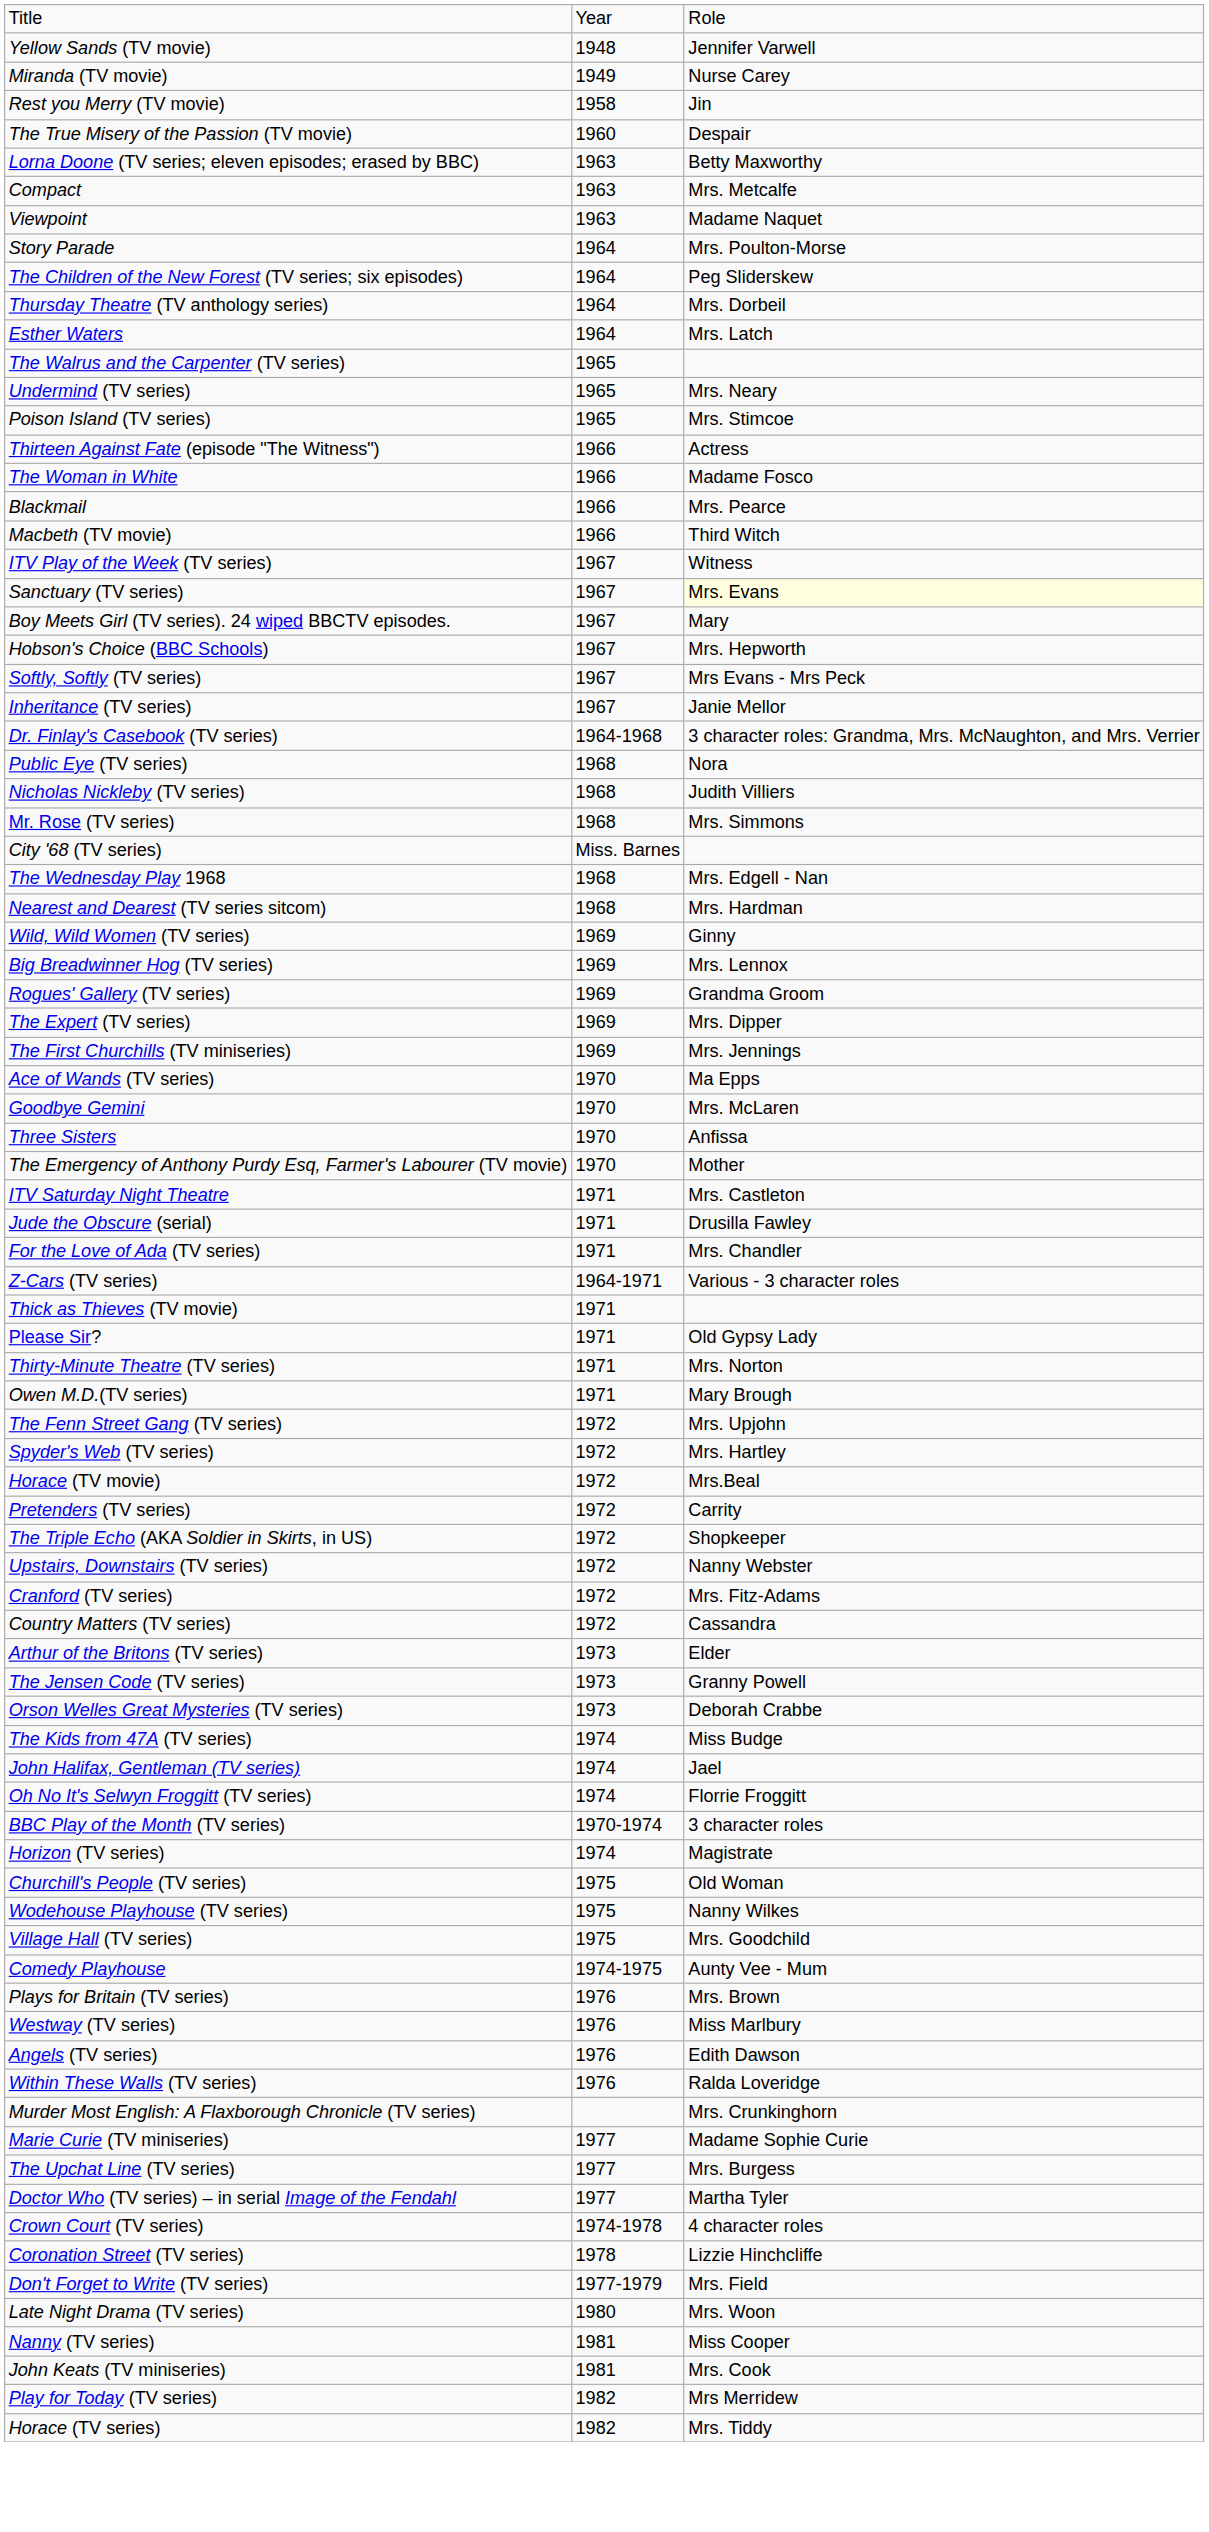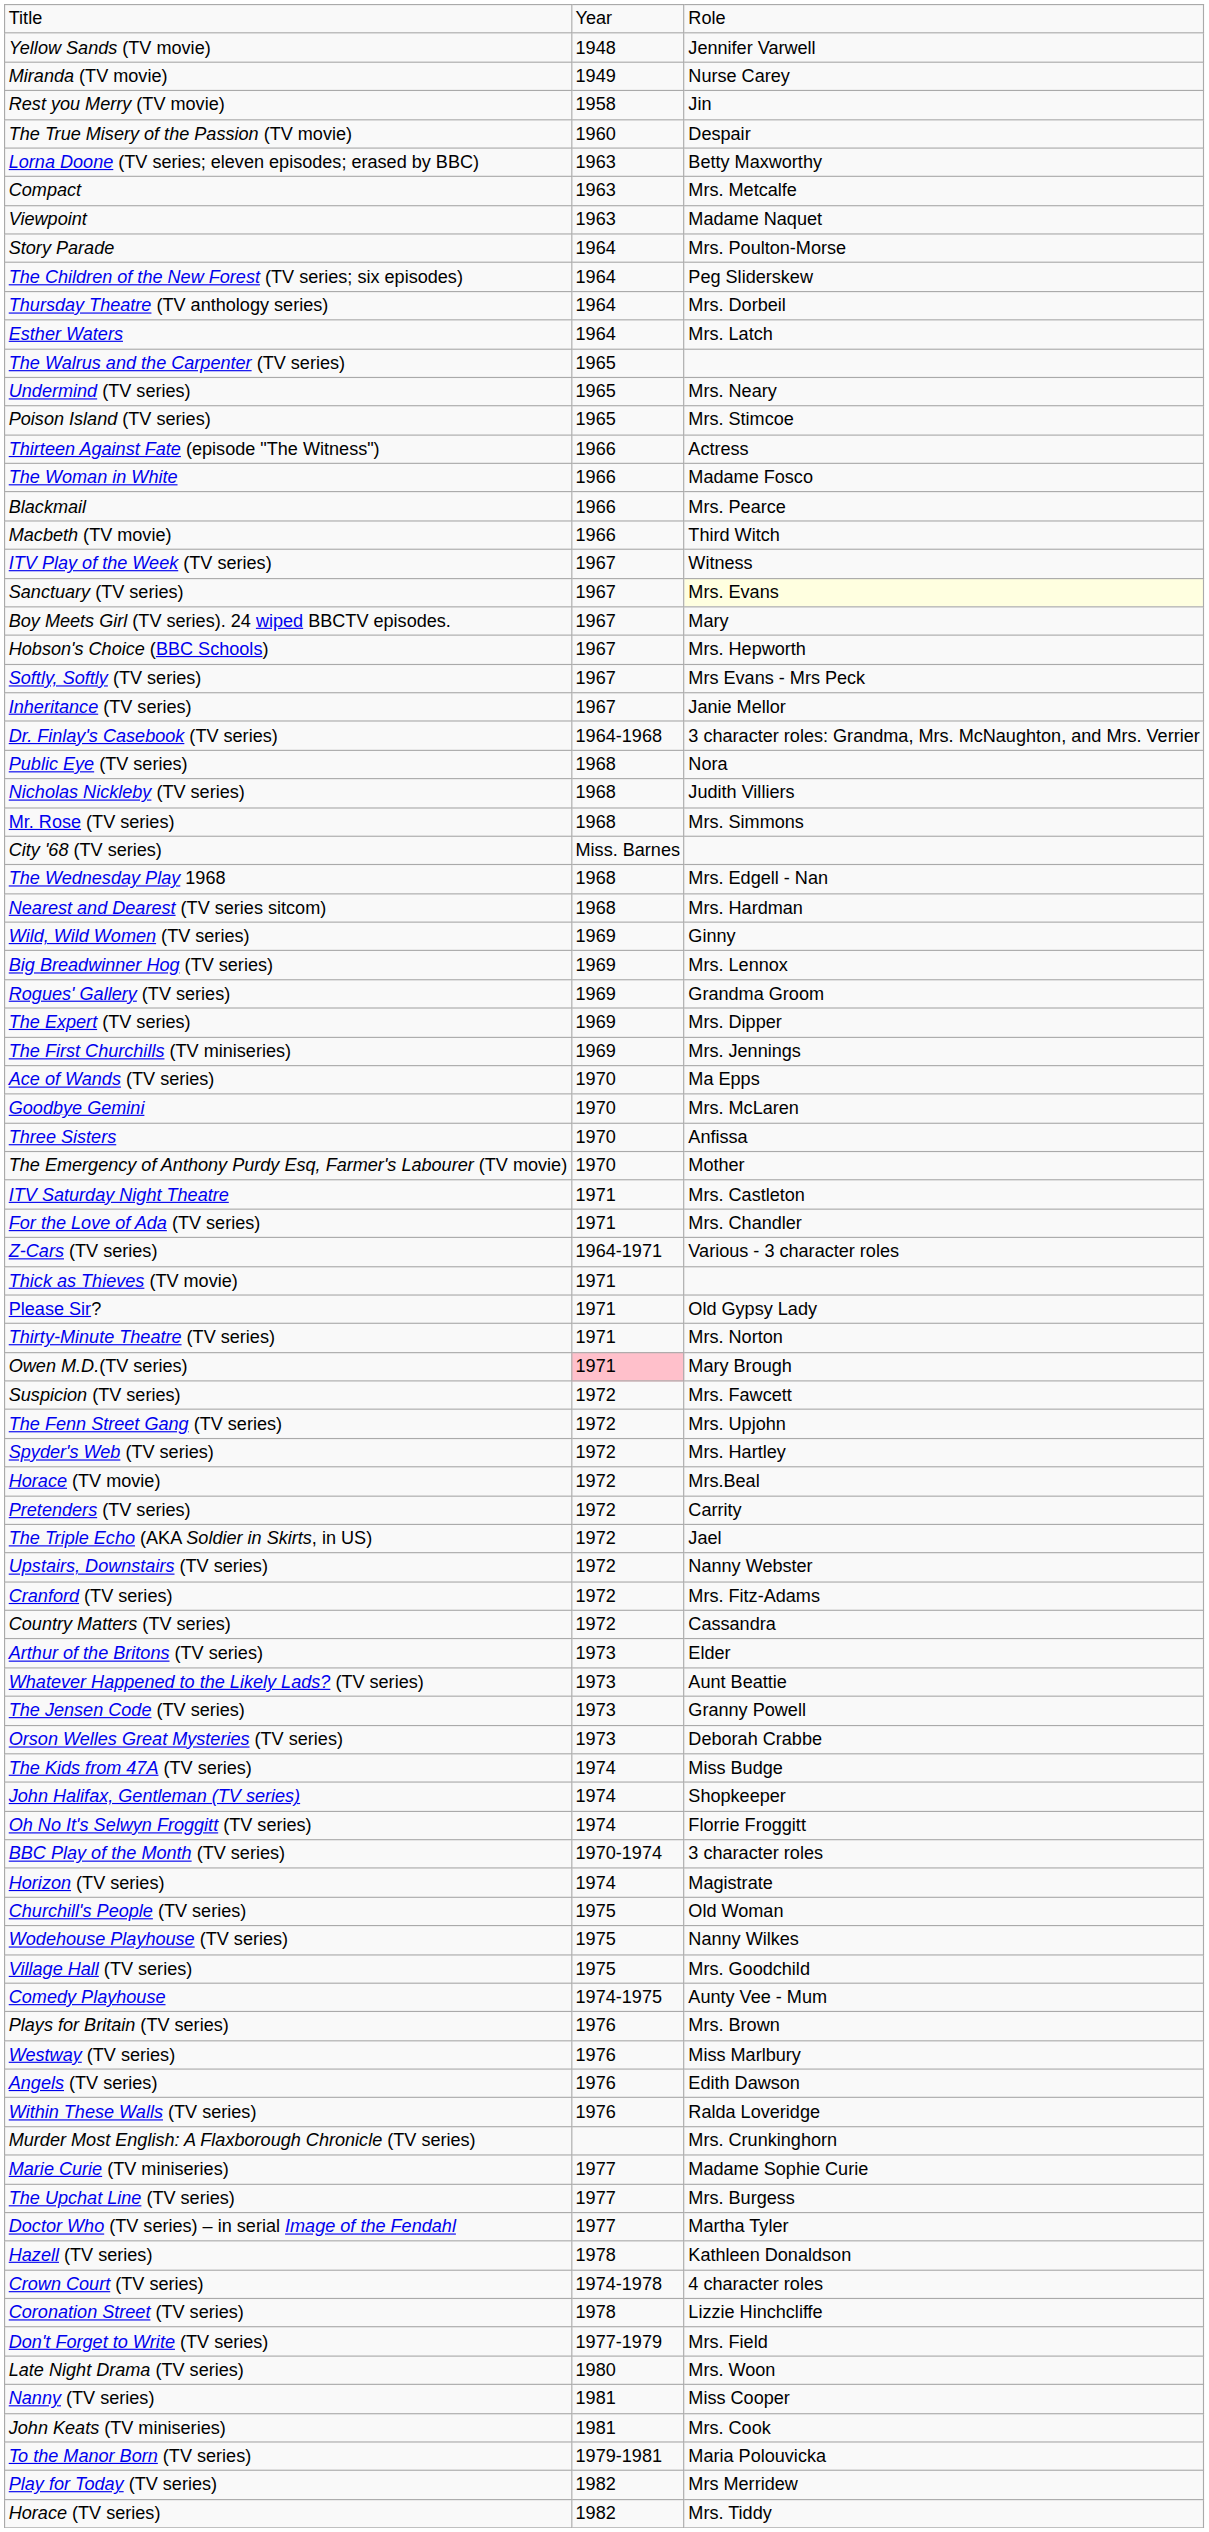- row: (110, 1223)
(596, 1395) no background -> (596, 1366) pink background
+ row: (95, 1395)
(737, 1538) Shopkeeper -> (705, 1538) Jael
+ row: (216, 1681)
(705, 1767) Jael -> (737, 1796) Shopkeeper
+ row: (81, 2255)
+ row: (130, 2456)
